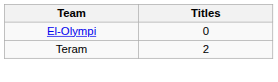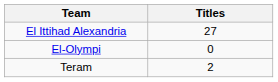+ row: (76, 31)
